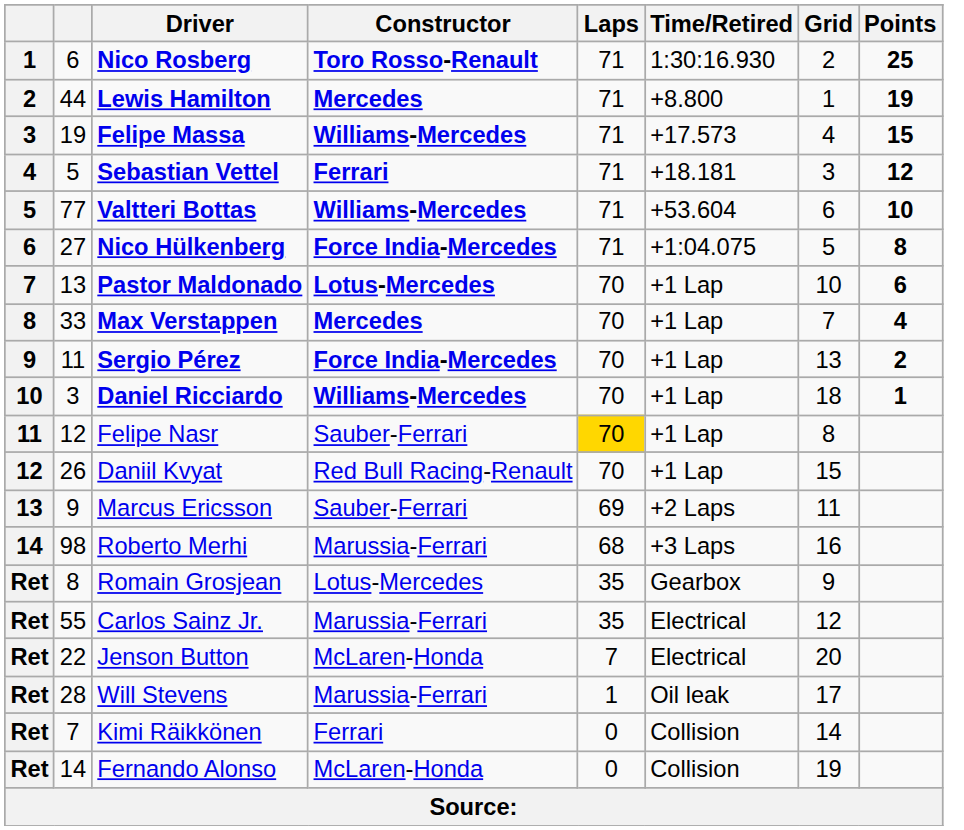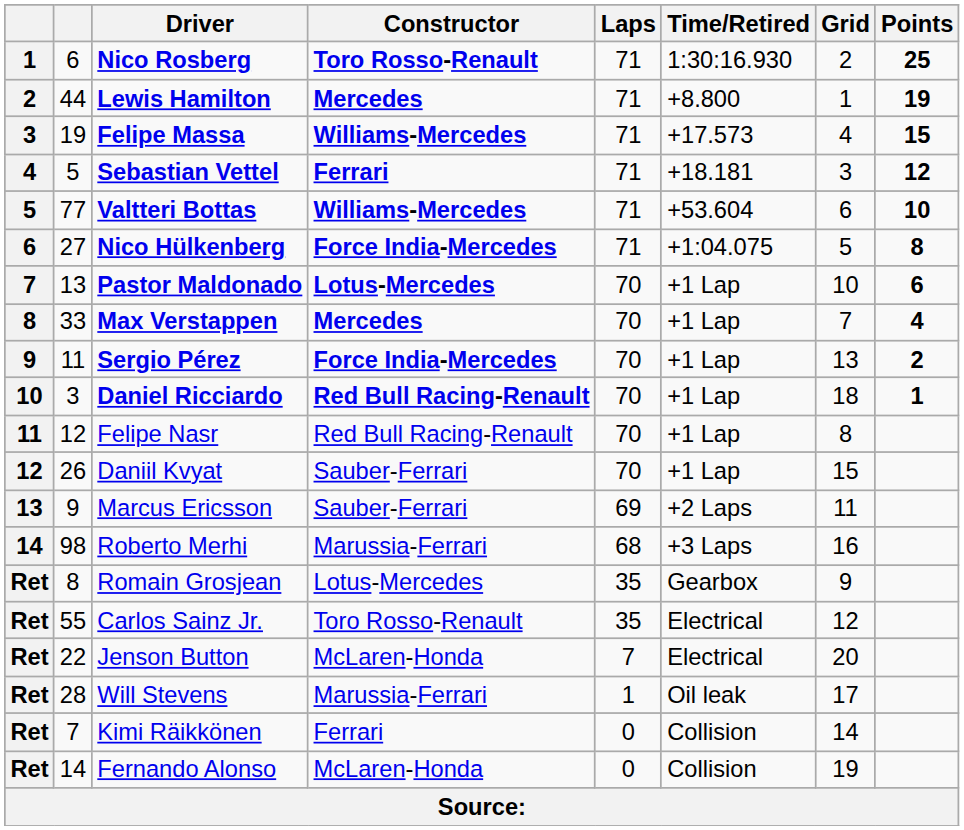(420, 396) Williams-Mercedes -> (452, 396) Red Bull Racing-Renault
(390, 433) Sauber-Ferrari -> (443, 433) Red Bull Racing-Renault
(611, 433) gold background -> (628, 433) no background
(443, 471) Red Bull Racing-Renault -> (390, 471) Sauber-Ferrari
(400, 620) Marussia-Ferrari -> (418, 620) Toro Rosso-Renault
